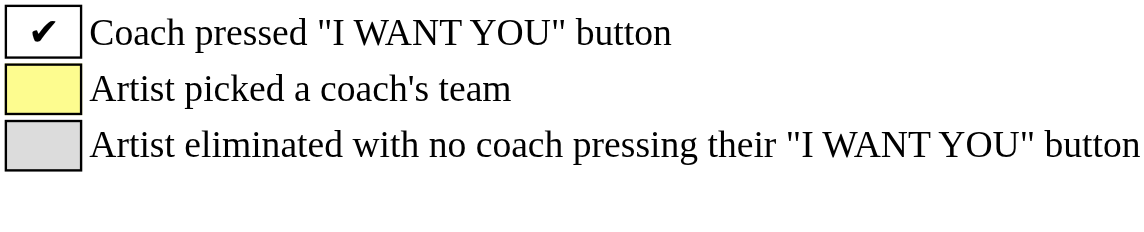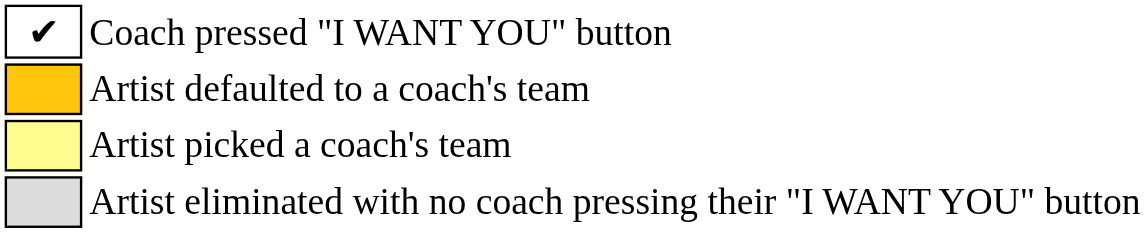+ row: (340, 88)
